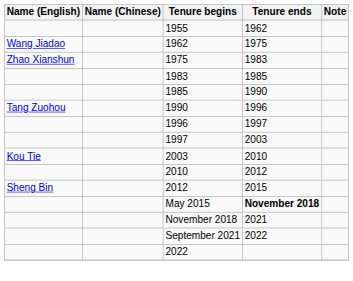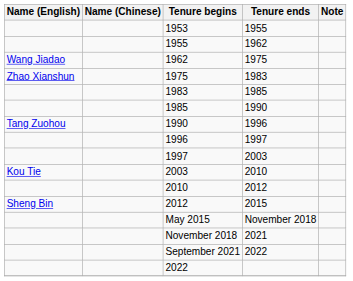+ row: (177, 28)
(282, 204) bold -> (281, 220) normal
